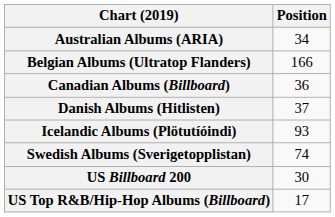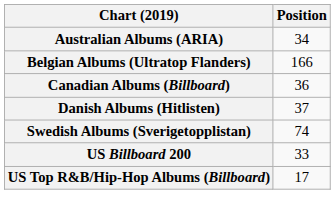- row: (139, 131)
(302, 177) 30 -> (302, 154) 33
